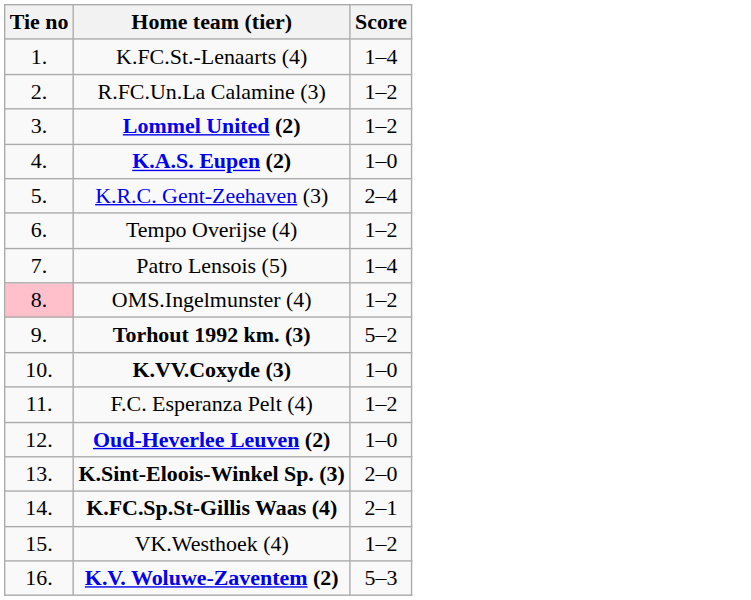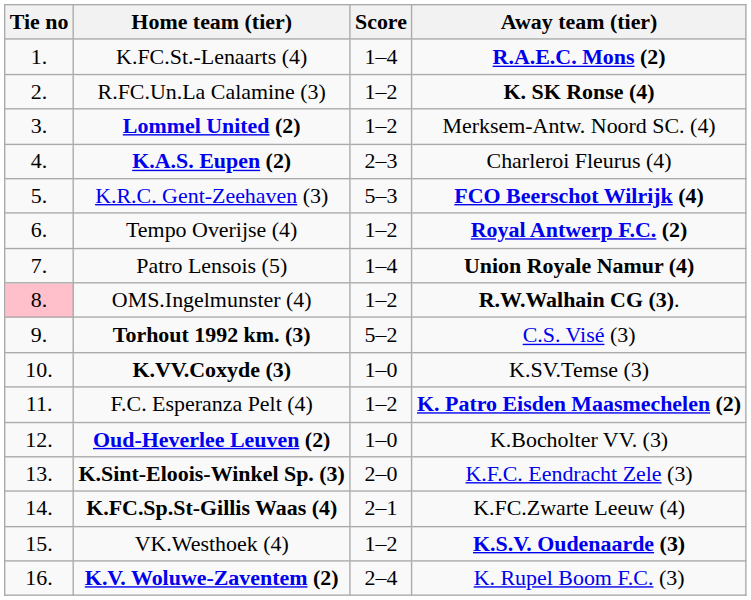+ column: (579, 21)
(381, 160) 1–0 -> (381, 160) 2–3
(381, 195) 2–4 -> (381, 195) 5–3
(381, 578) 5–3 -> (381, 578) 2–4
